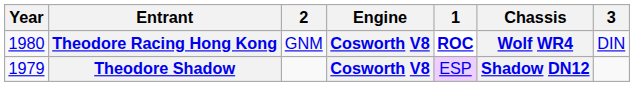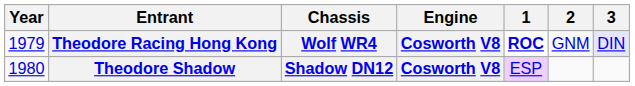columns swapped: (535, 18) <-> (304, 18)
(26, 44) 1980 -> (26, 44) 1979
(611, 44) no background -> (611, 44) lavender background
(26, 69) 1979 -> (26, 69) 1980
